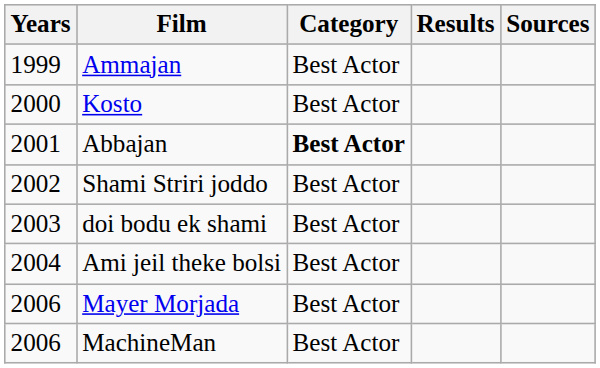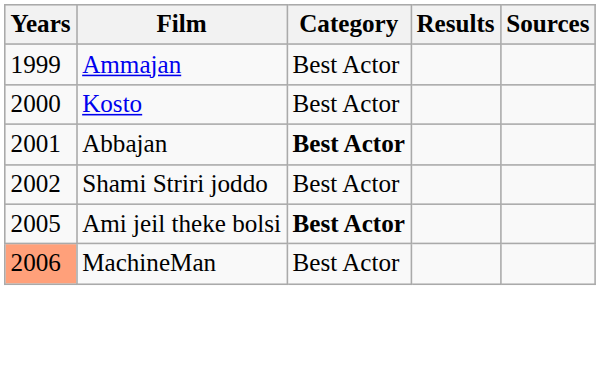- row: (175, 223)
(36, 263) 2004 -> (36, 223) 2005
(346, 263) normal -> (349, 223) bold
- row: (161, 303)
(36, 343) no background -> (36, 263) lightsalmon background
